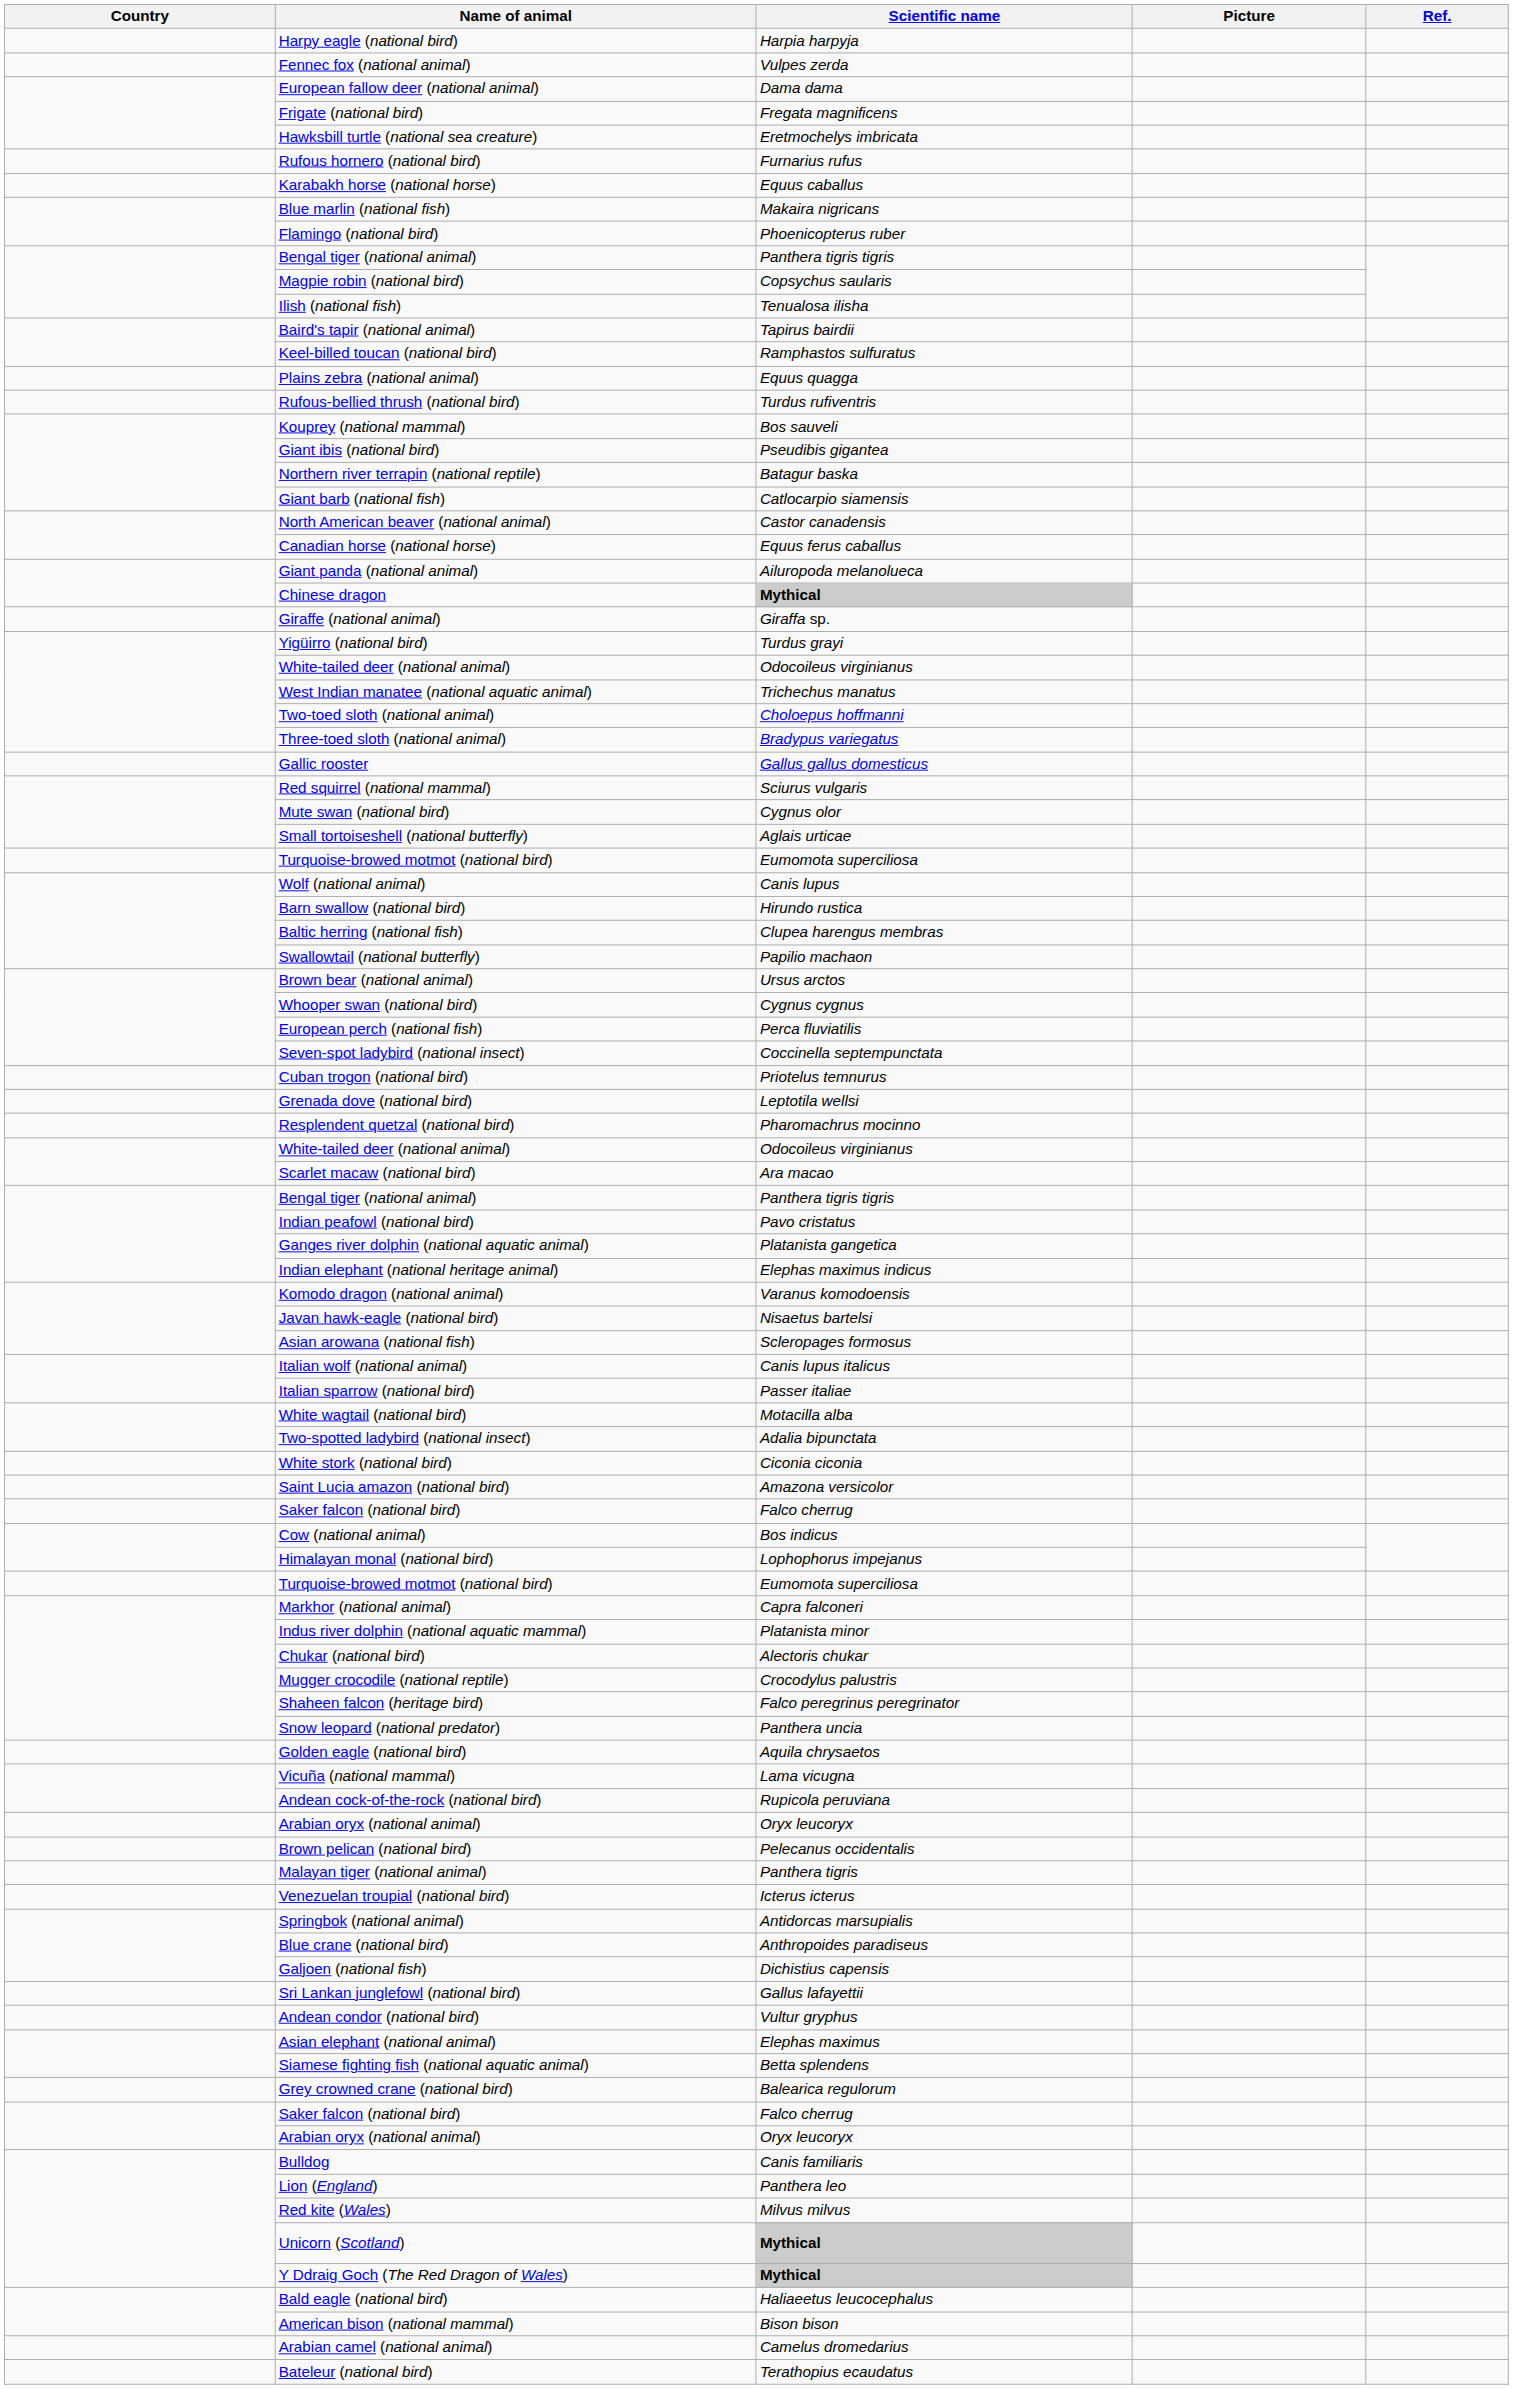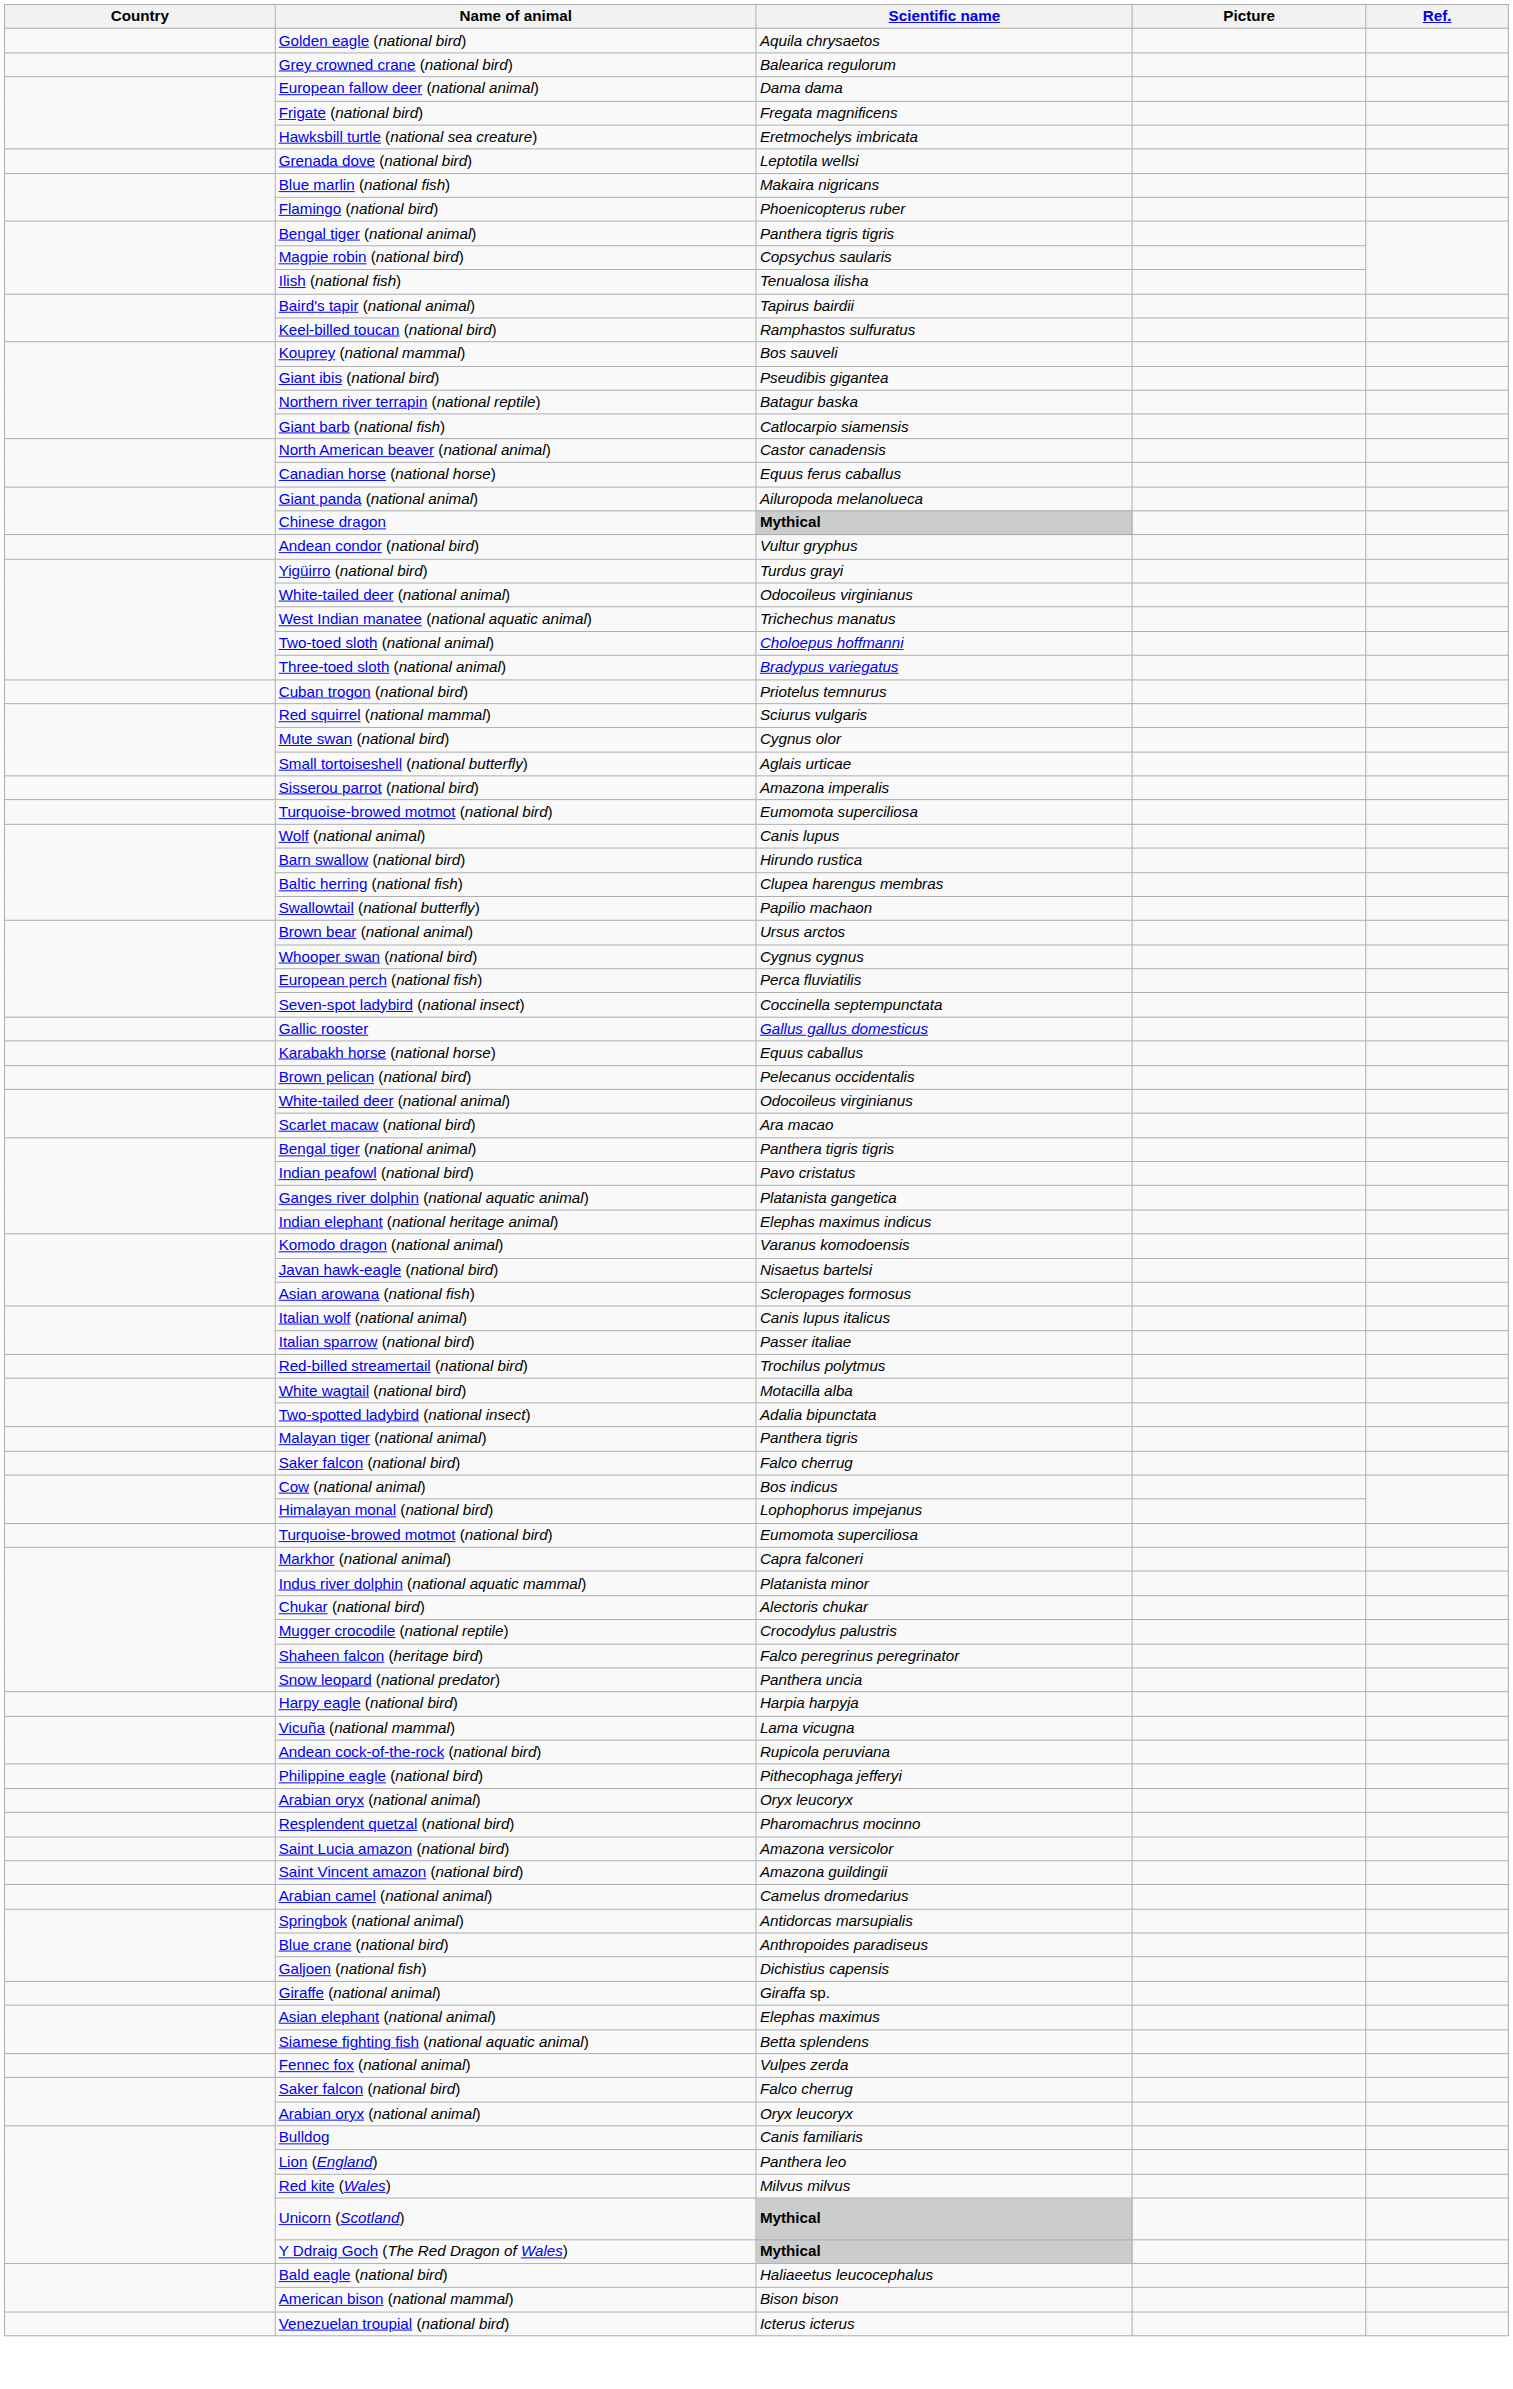rows swapped: (372, 1752) <-> (368, 40)
rows swapped: (375, 64) <-> (396, 2089)
- row: (380, 161)
rows swapped: (387, 185) <-> (375, 1101)
- row: (379, 378)
- row: (399, 402)
rows swapped: (379, 2017) <-> (360, 619)
rows swapped: (373, 1077) <-> (323, 763)
+ row: (379, 787)
rows swapped: (397, 1125) <-> (375, 1848)
+ row: (403, 1366)
- row: (365, 1462)
rows swapped: (383, 1872) <-> (394, 1487)
+ row: (381, 1776)
+ row: (401, 1872)
rows swapped: (386, 2347) <-> (394, 1896)
- row: (399, 1993)
- row: (356, 2371)
